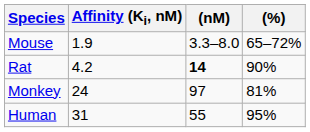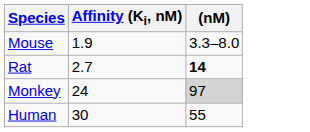- column: (274, 17)
(82, 67) 4.2 -> (82, 67) 2.7
(197, 90) no background -> (197, 90) lightgrey background
(80, 114) 31 -> (80, 114) 30
